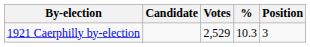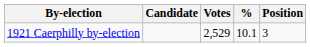(247, 32) 10.3 -> (247, 32) 10.1
